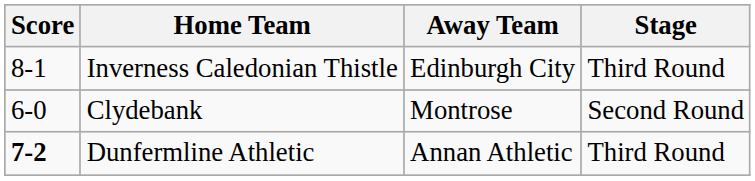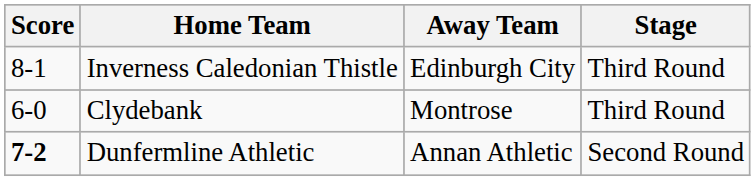(666, 110) Second Round -> (656, 110) Third Round
(656, 152) Third Round -> (666, 152) Second Round
